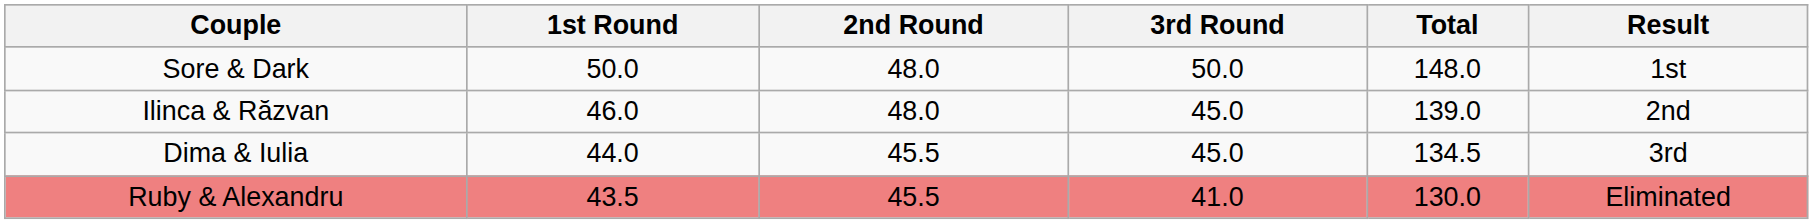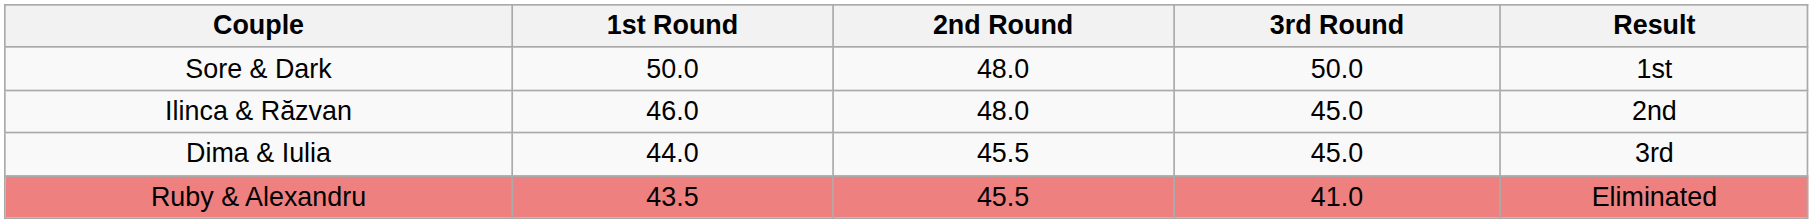- column: (1447, 25)
